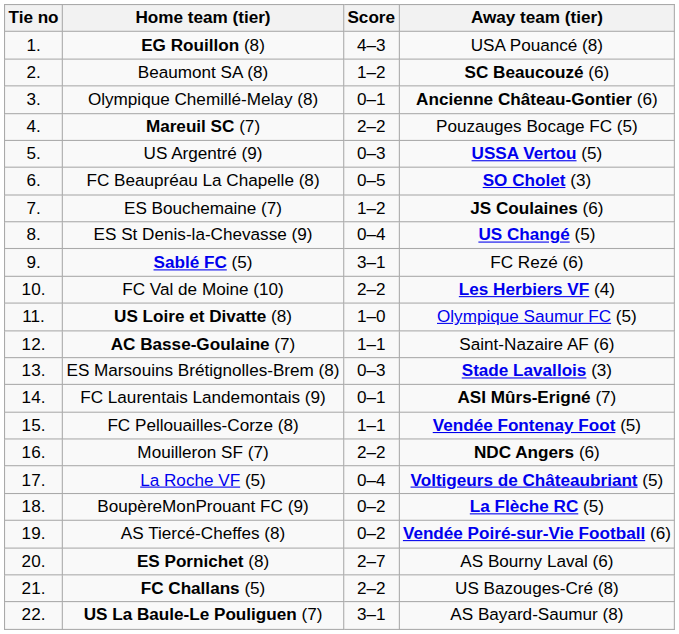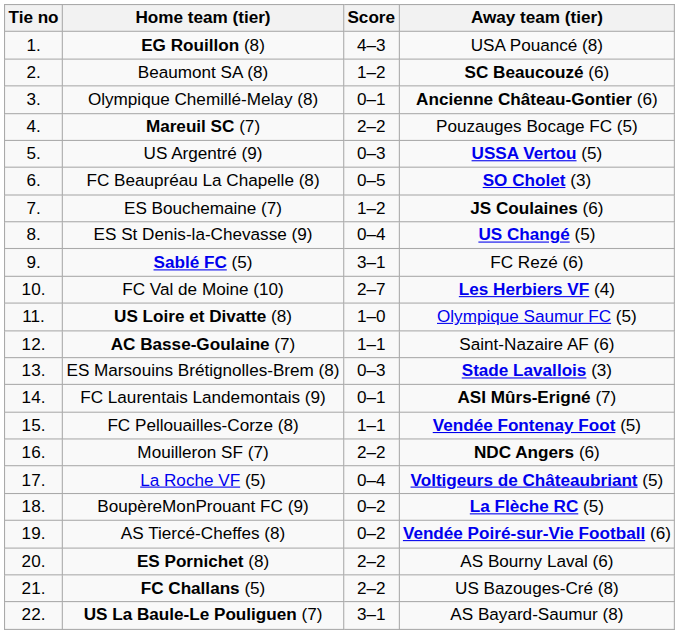(371, 289) 2–2 -> (371, 289) 2–7
(371, 561) 2–7 -> (371, 561) 2–2
